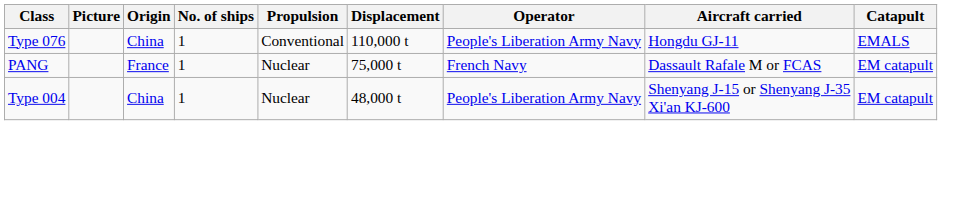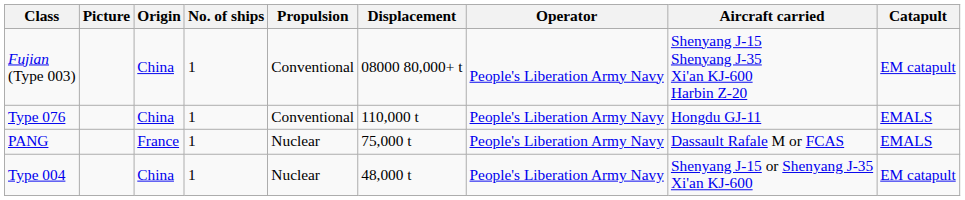+ row: (42, 66)
(487, 65) French Navy -> (567, 141) People's Liberation Army Navy
(895, 65) EM catapult -> (906, 141) EMALS
